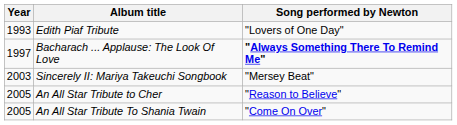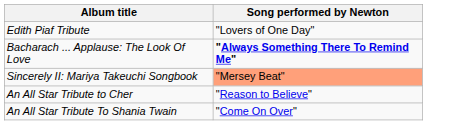- column: (19, 13)
(279, 77) no background -> (250, 77) lightsalmon background
